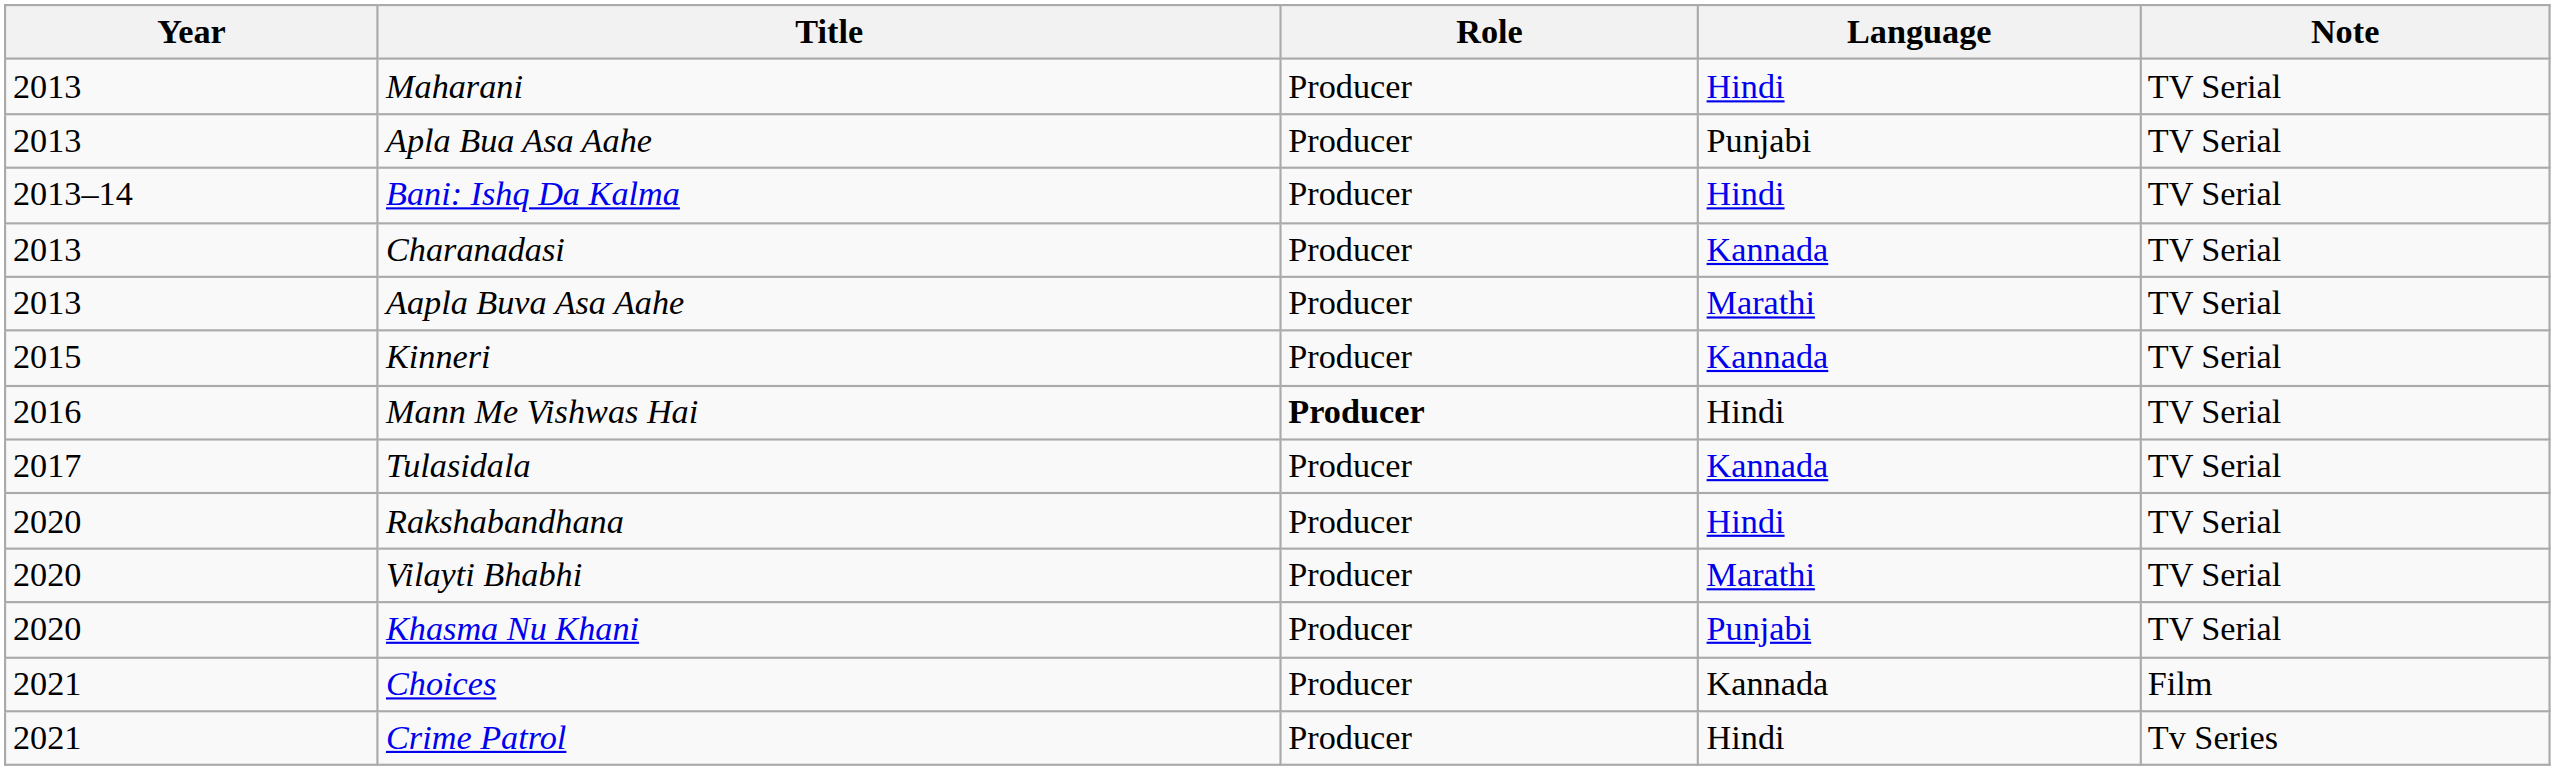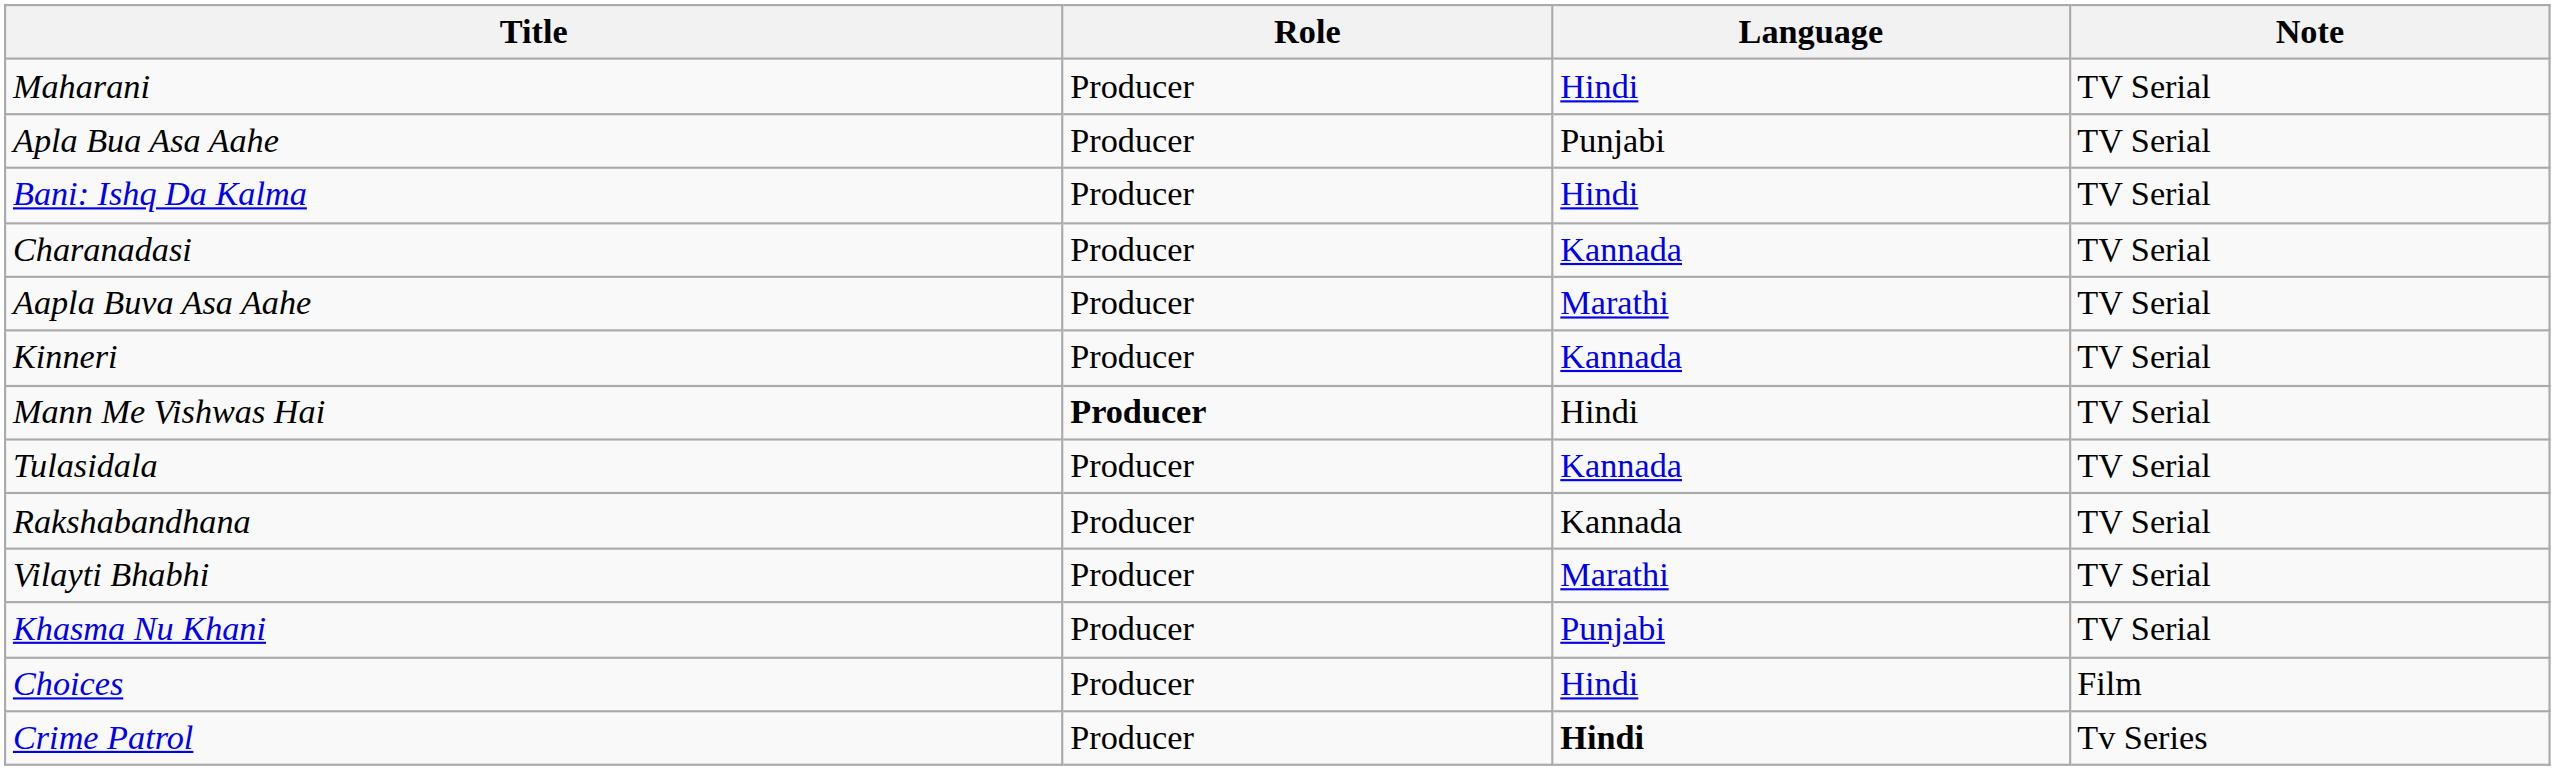- column: (192, 31)
(1746, 520) Hindi -> (1621, 520) Kannada
(1767, 683) Kannada -> (1599, 683) Hindi
(1746, 737) normal -> (1602, 737) bold
